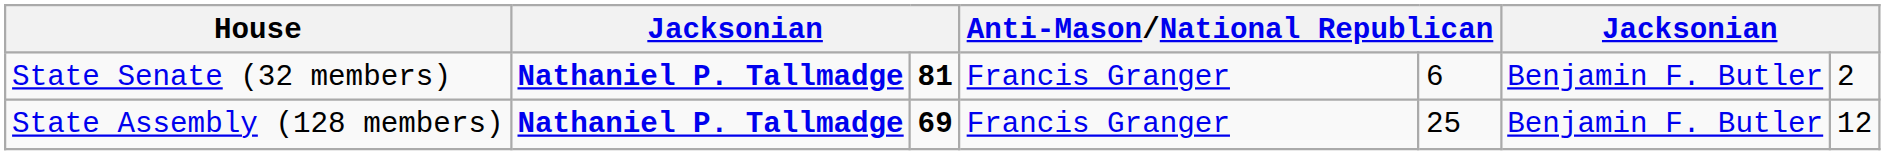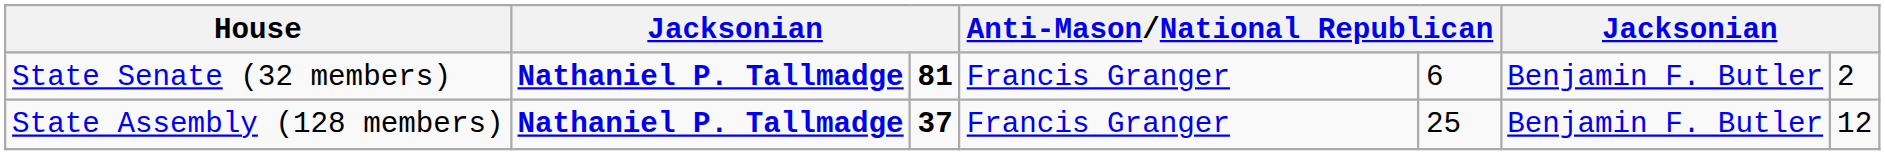(935, 124) 69 -> (935, 124) 37
